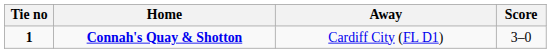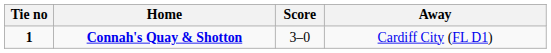columns swapped: (521, 15) <-> (386, 15)
